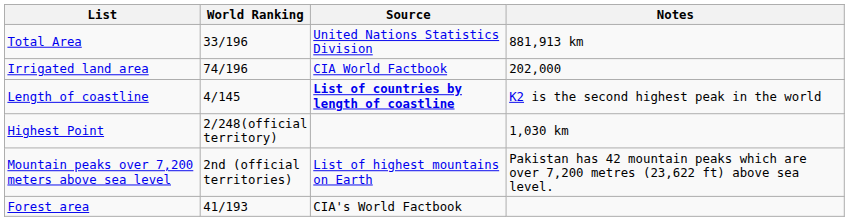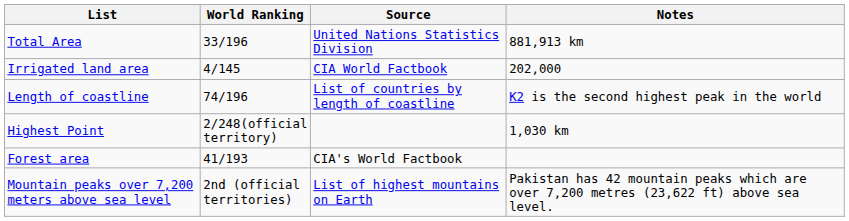(226, 69) 74/196 -> (222, 69) 4/145
(222, 96) 4/145 -> (226, 96) 74/196
(388, 96) bold -> (388, 96) normal
rows swapped: (100, 172) <-> (48, 207)
